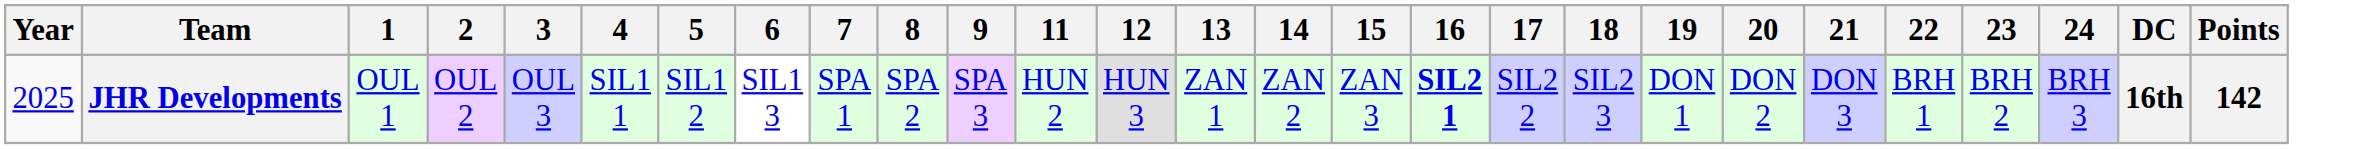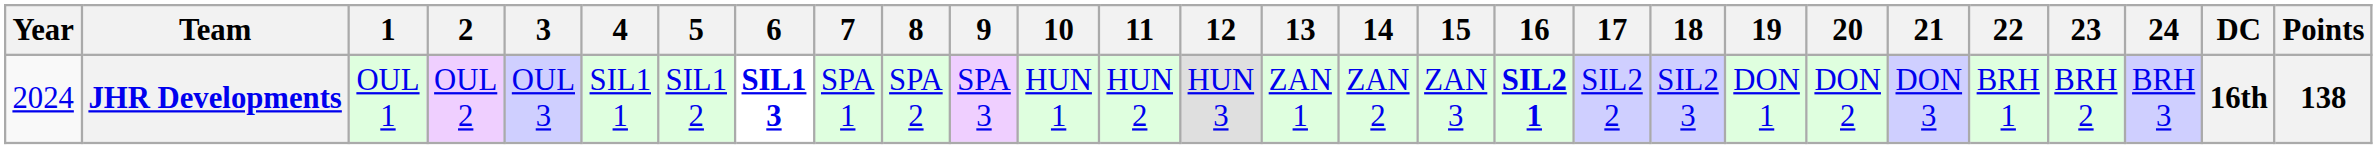+ column: (1059, 29)
(43, 98) 2025 -> (43, 98) 2024
(772, 98) normal -> (774, 98) bold
(2239, 98) 142 -> (2323, 98) 138
